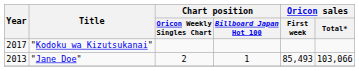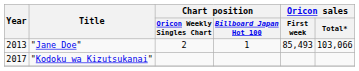rows swapped: (56, 59) <-> (92, 45)
